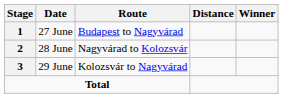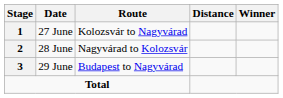(130, 31) Budapest to Nagyvárad -> (133, 31) Kolozsvár to Nagyvárad
(133, 66) Kolozsvár to Nagyvárad -> (130, 66) Budapest to Nagyvárad
